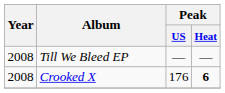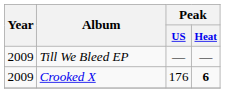(21, 56) 2008 -> (21, 56) 2009
(21, 77) 2008 -> (21, 77) 2009
